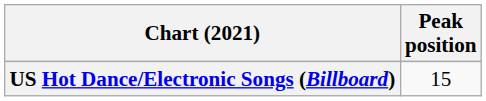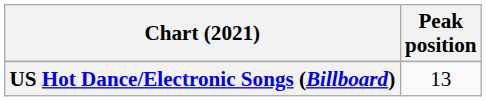(441, 78) 15 -> (441, 78) 13
